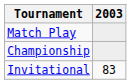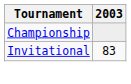- row: (42, 32)
